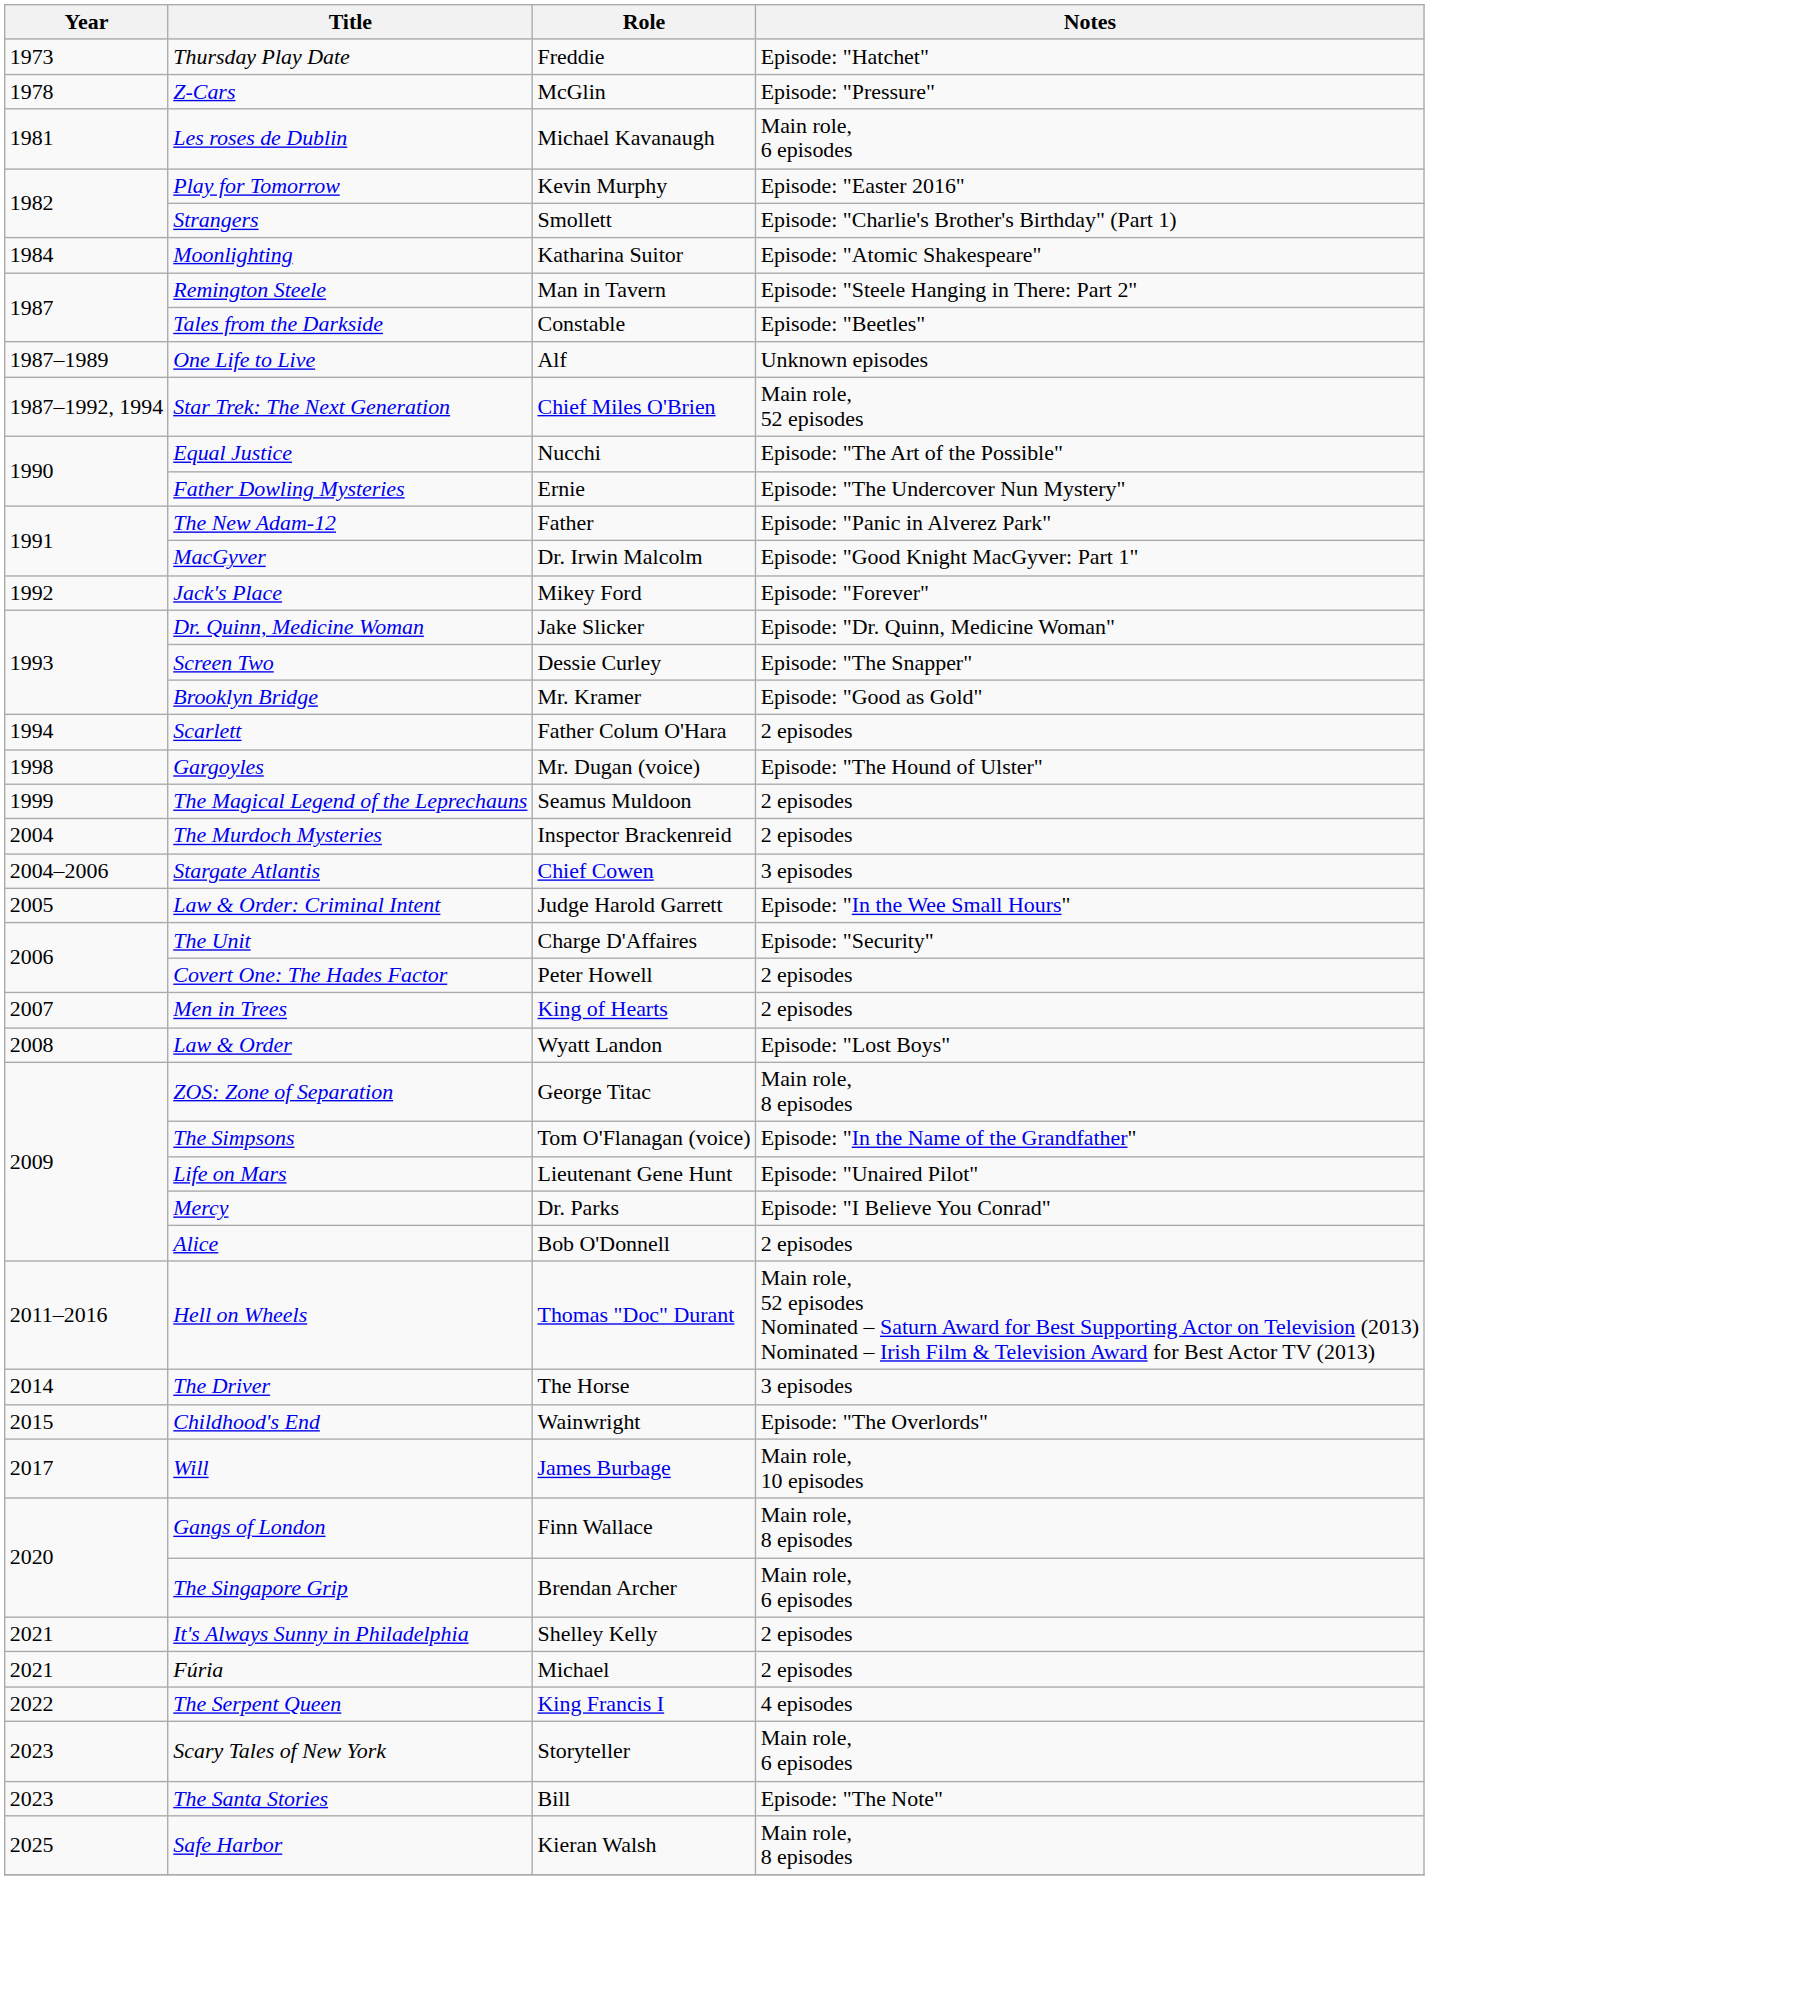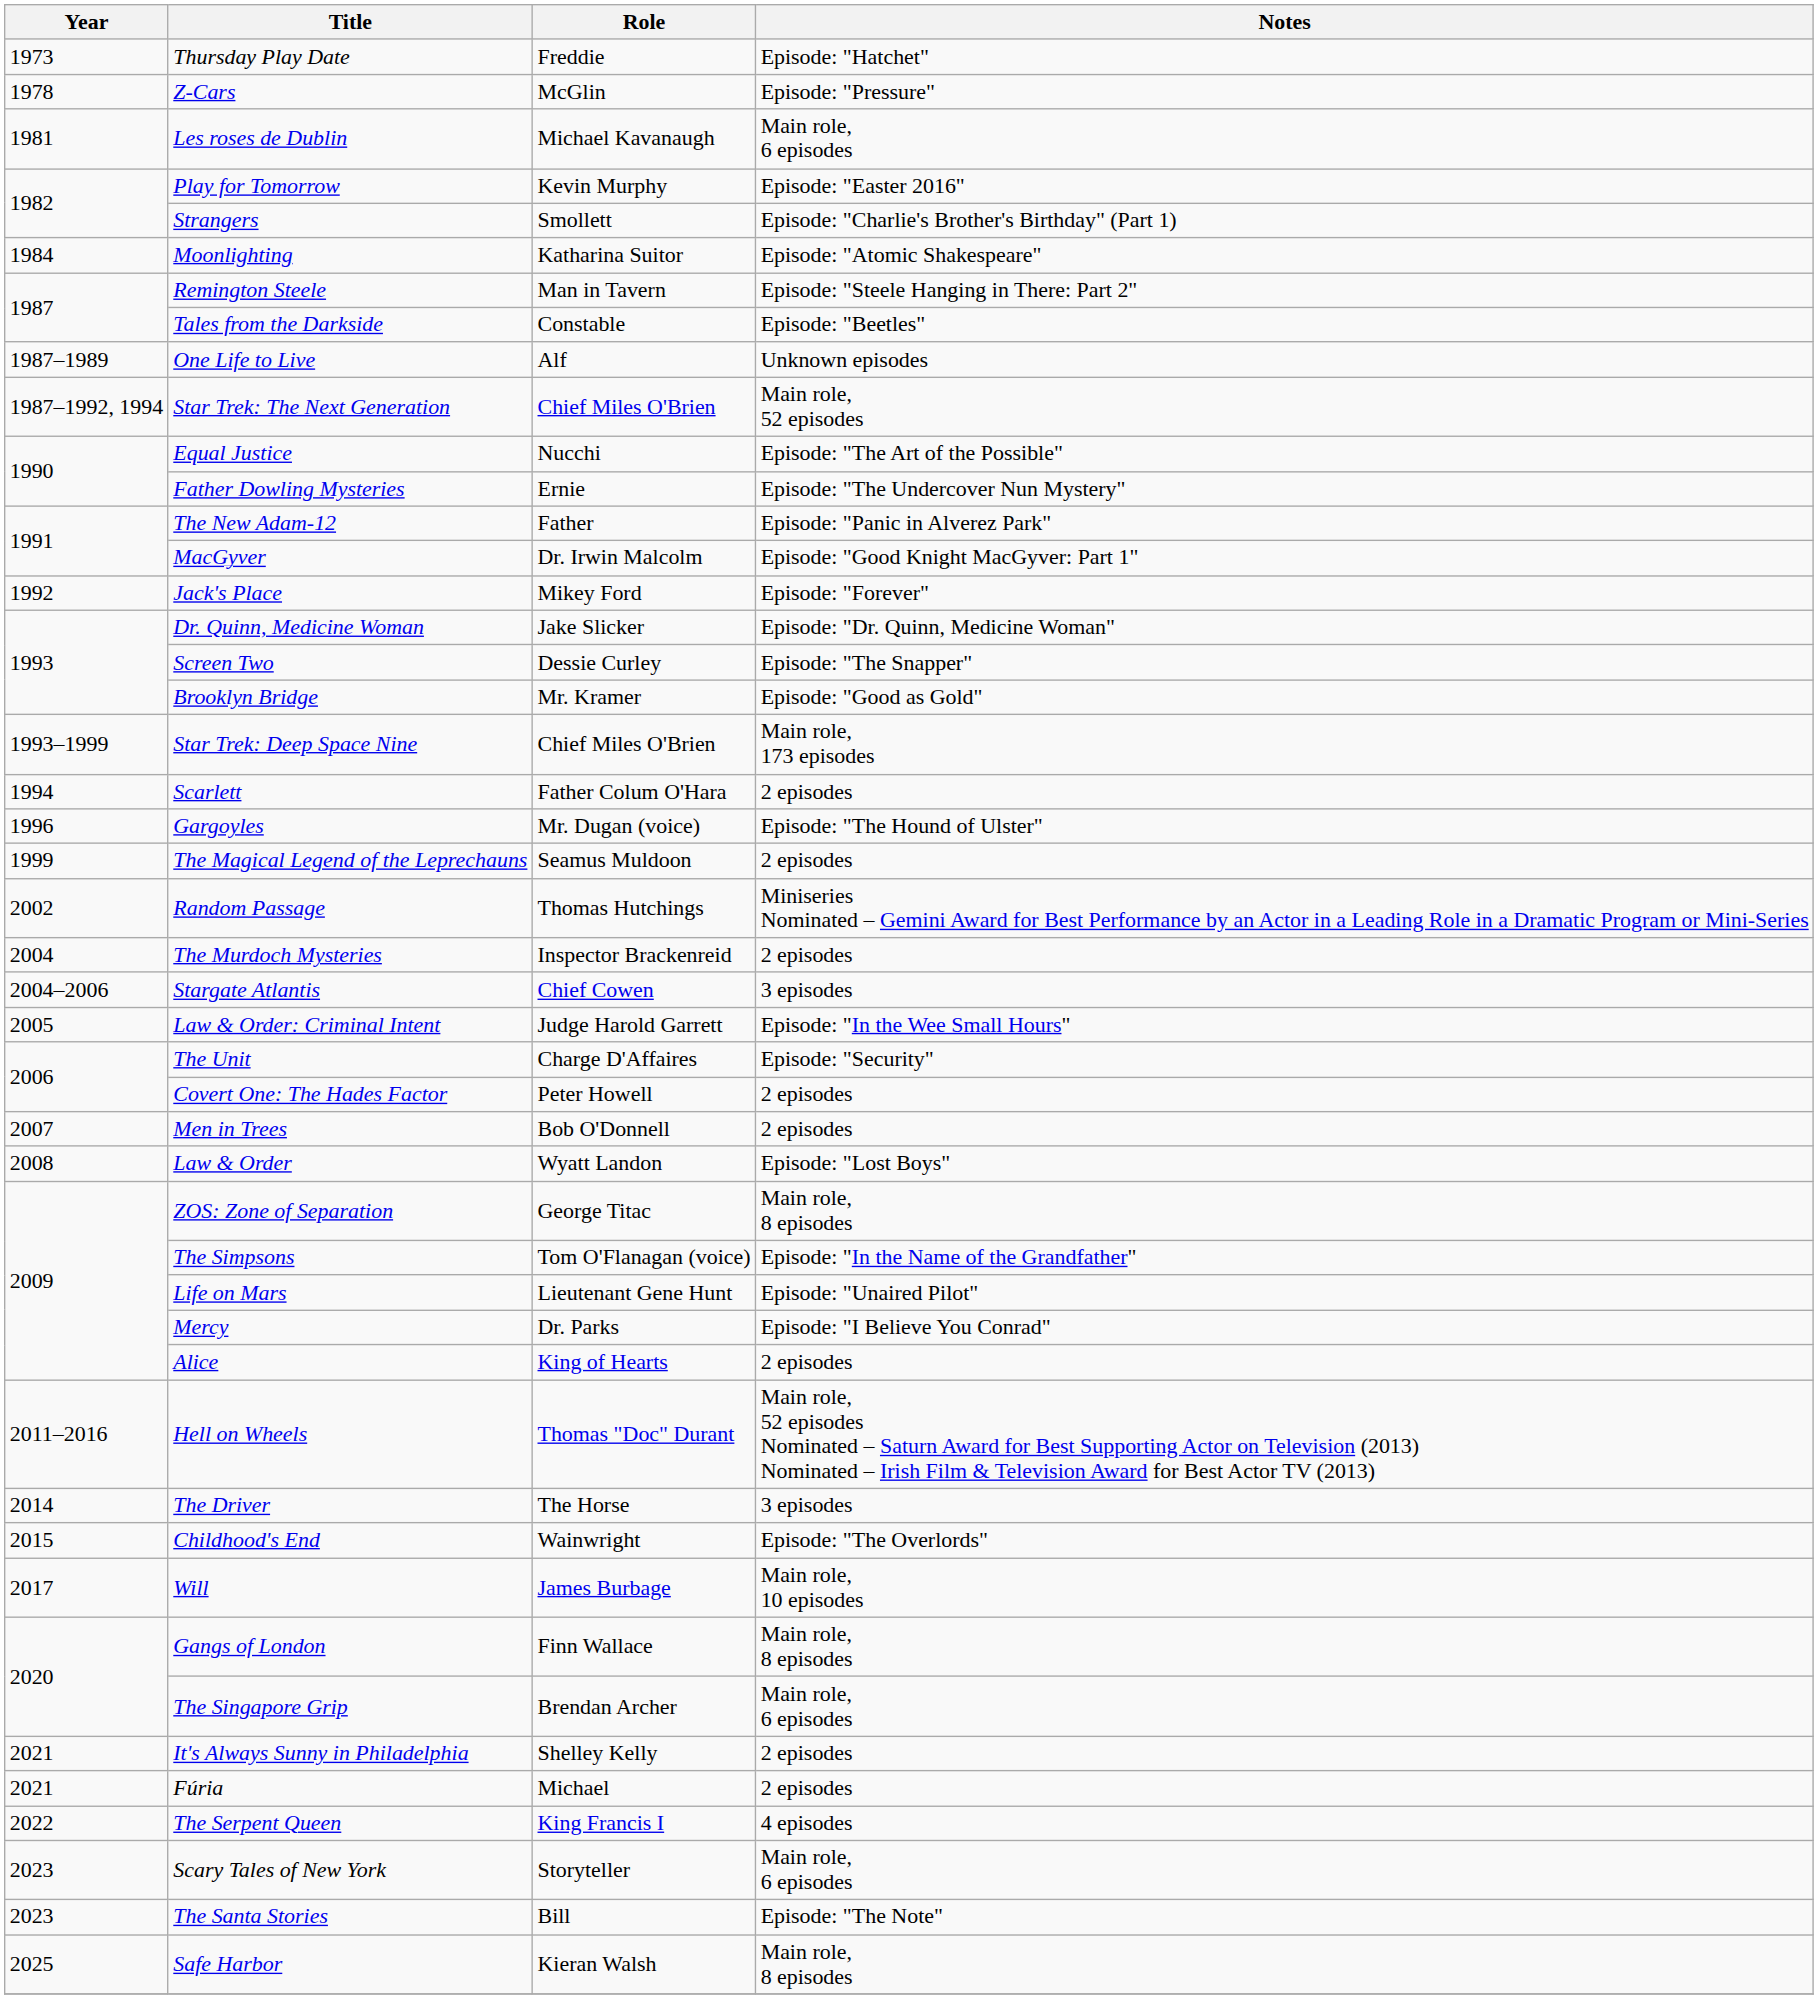+ row: (295, 744)
(32, 766) 1998 -> (32, 825) 1996
+ row: (249, 907)
(603, 1009) King of Hearts -> (604, 1128) Bob O'Donnell
(604, 1243) Bob O'Donnell -> (603, 1361) King of Hearts
